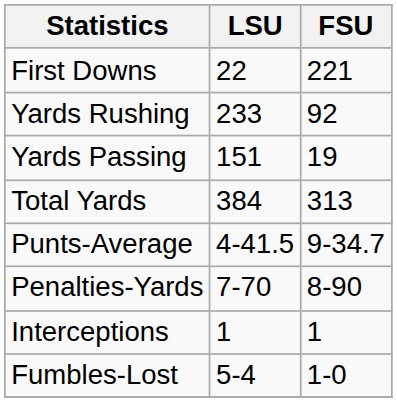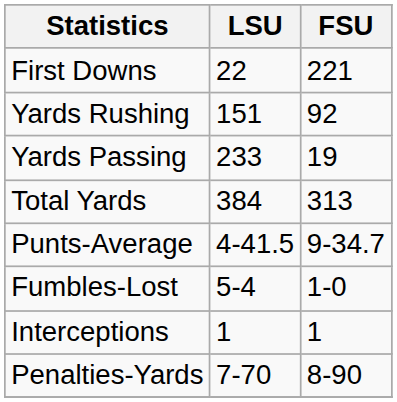(239, 113) 233 -> (239, 113) 151
(239, 157) 151 -> (239, 157) 233
rows swapped: (95, 375) <-> (107, 288)
